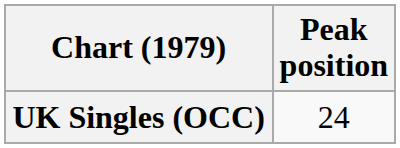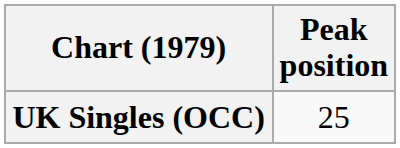(334, 116) 24 -> (334, 116) 25
